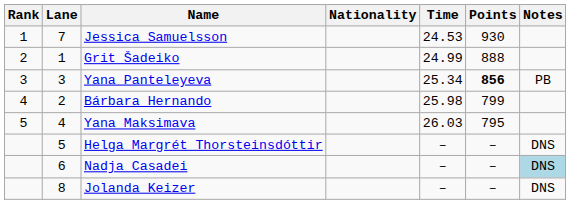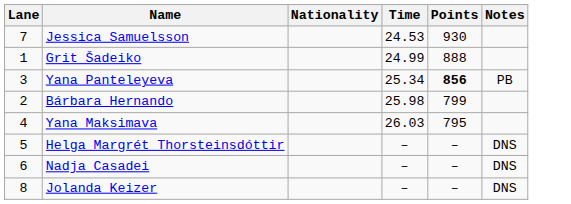- column: (24, 15)
(543, 167) lightblue background -> (505, 167) no background
